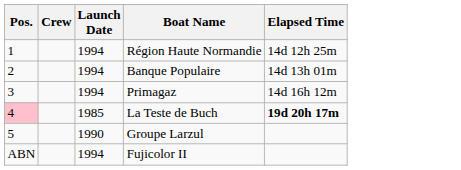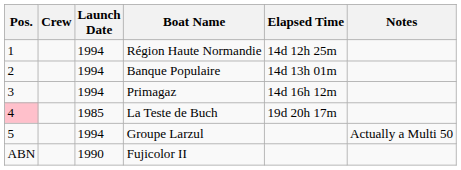+ column: (402, 22)
(303, 112) bold -> (302, 112) normal
(91, 133) 1990 -> (91, 133) 1994
(91, 154) 1994 -> (91, 154) 1990
